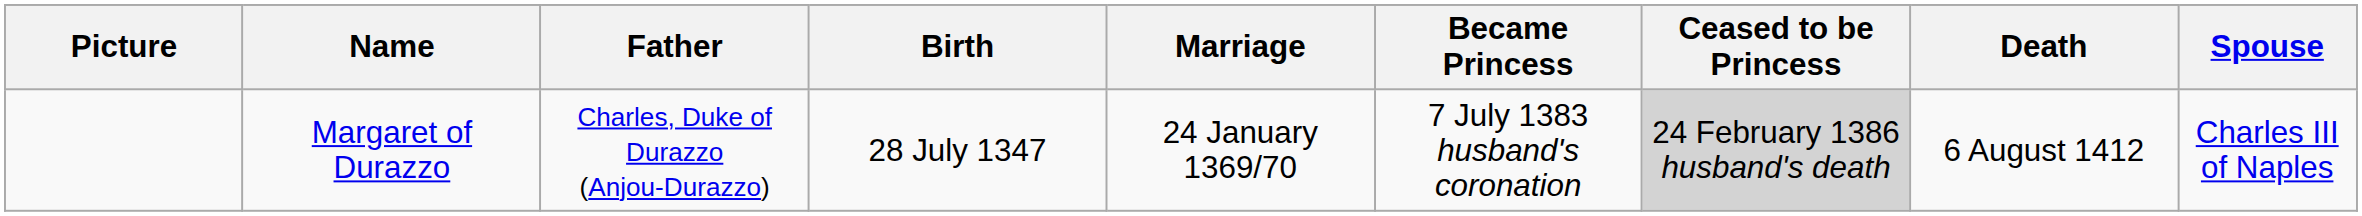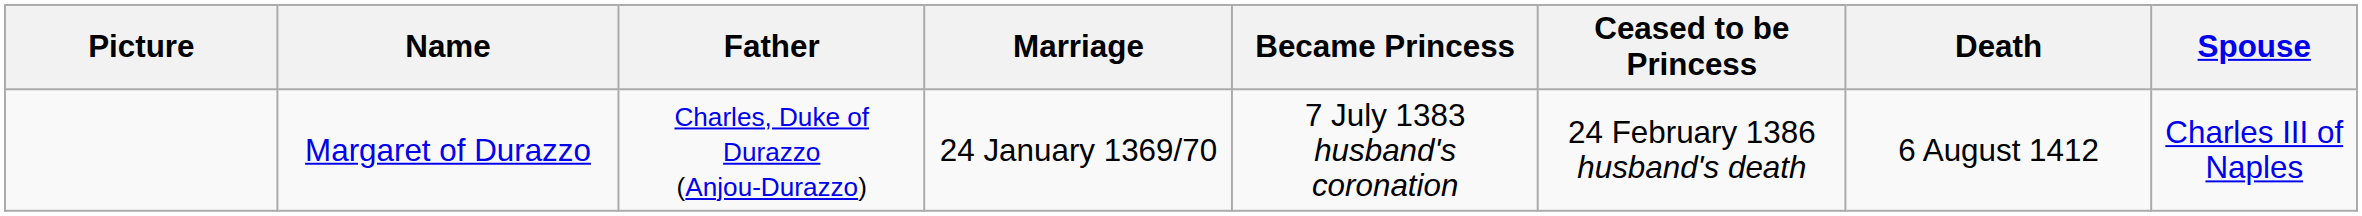- column: (957, 47)
(1776, 149) lightgrey background -> (1692, 149) no background
